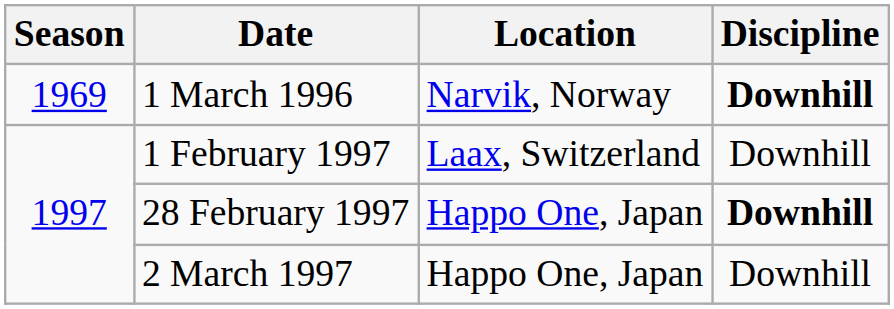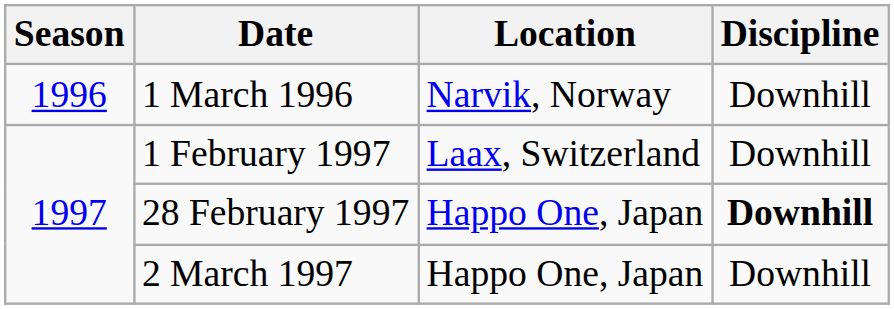(69, 93) 1969 -> (69, 93) 1996
(800, 93) bold -> (800, 93) normal
